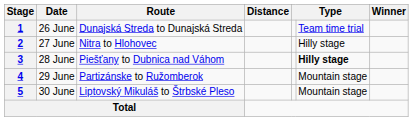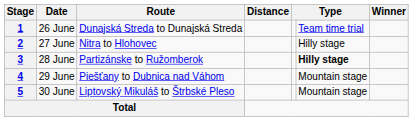(152, 60) Piešťany to Dubnica nad Váhom -> (141, 60) Partizánske to Ružomberok
(141, 76) Partizánske to Ružomberok -> (152, 76) Piešťany to Dubnica nad Váhom
